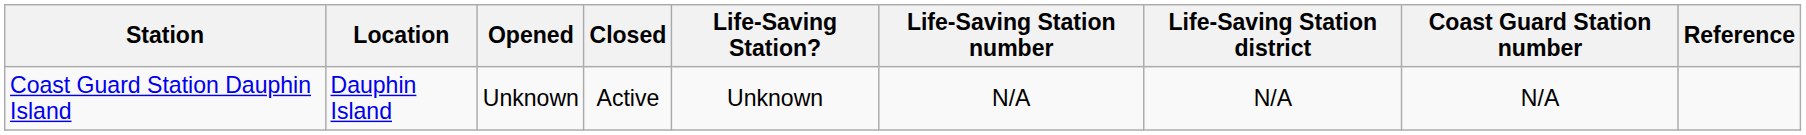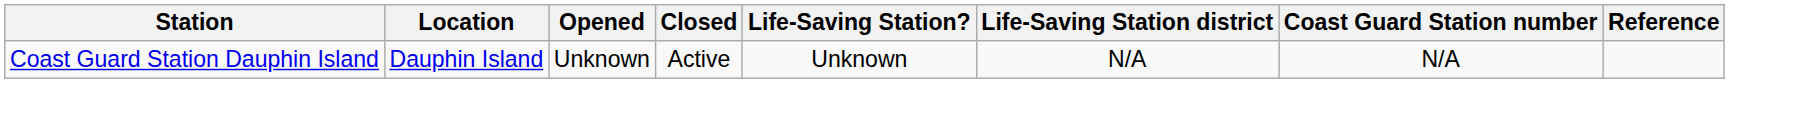- column: (1011, 35)
